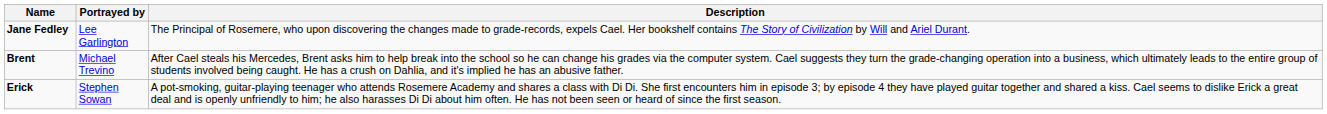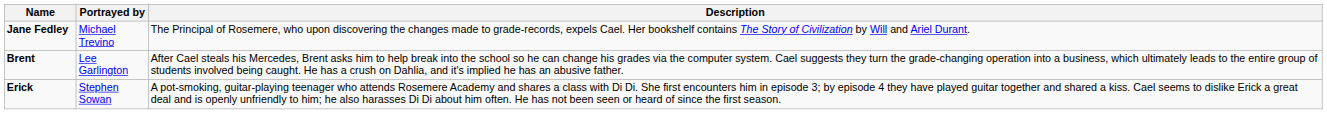(103, 36) Lee Garlington -> (97, 36) Michael Trevino
(97, 65) Michael Trevino -> (103, 65) Lee Garlington
